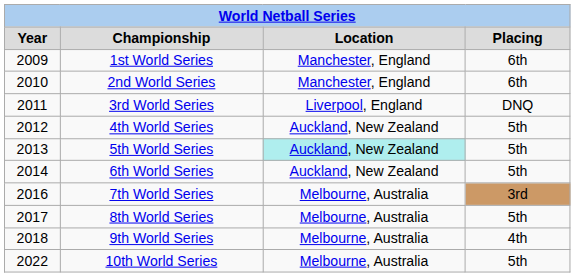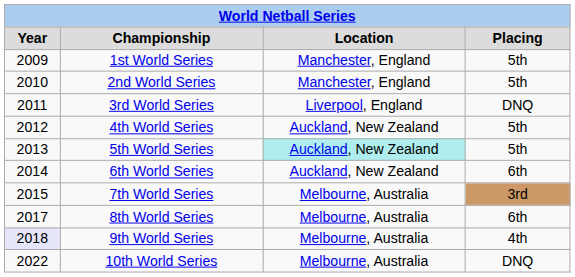(518, 61) 6th -> (518, 61) 5th
(518, 83) 6th -> (518, 83) 5th
(518, 172) 5th -> (518, 172) 6th
(32, 194) 2016 -> (32, 194) 2015
(518, 217) 5th -> (518, 217) 6th
(32, 239) no background -> (32, 239) lavender background
(518, 261) 5th -> (518, 261) DNQ
